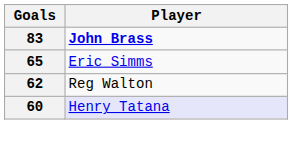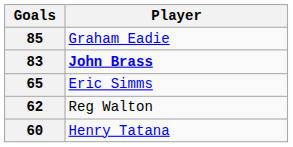+ row: (35, 39)
(119, 108) lavender background -> (119, 130) no background
